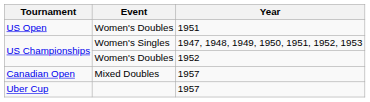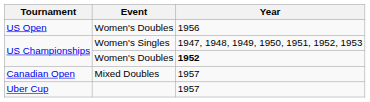(189, 27) 1951 -> (189, 27) 1956
(189, 58) normal -> (189, 58) bold
